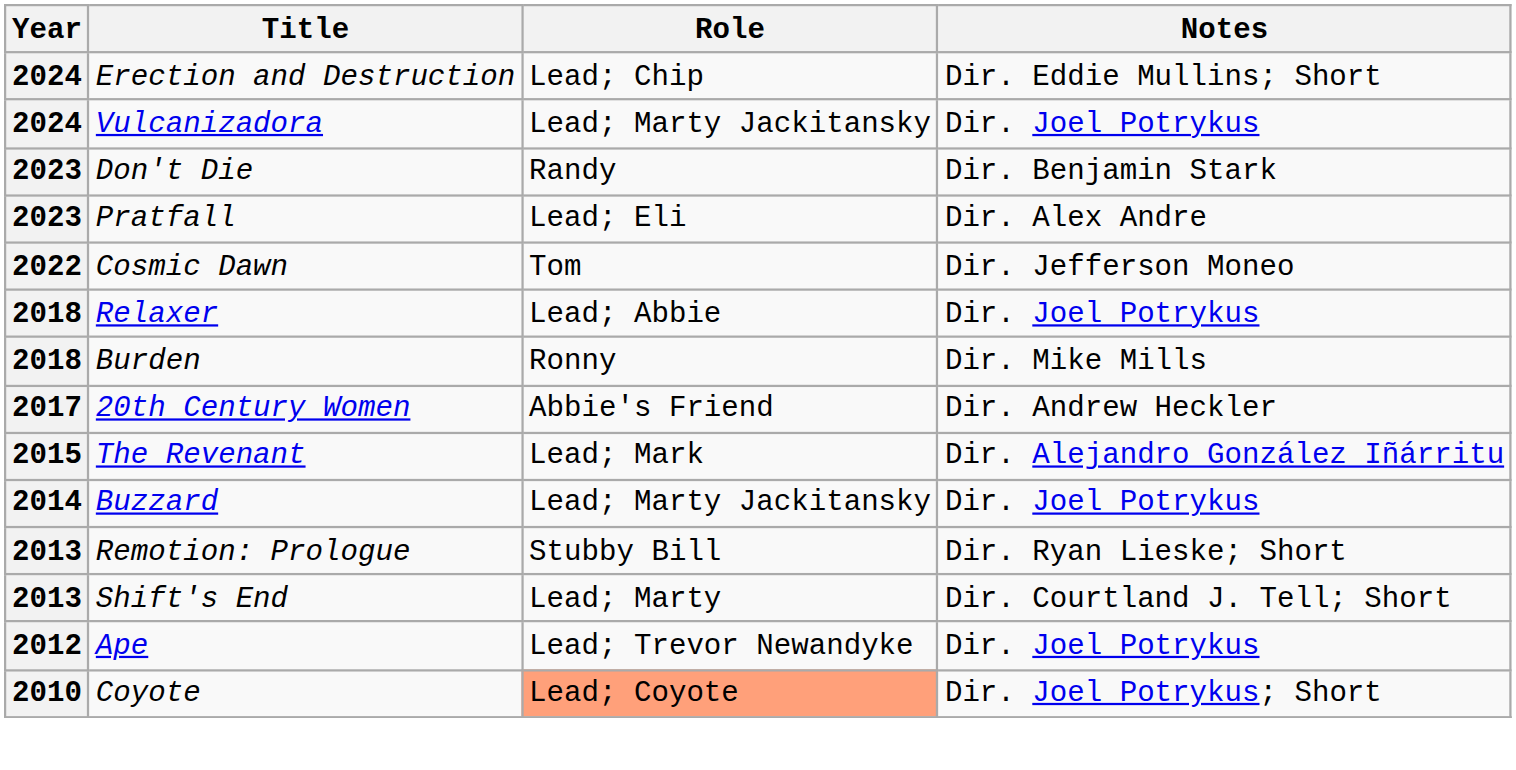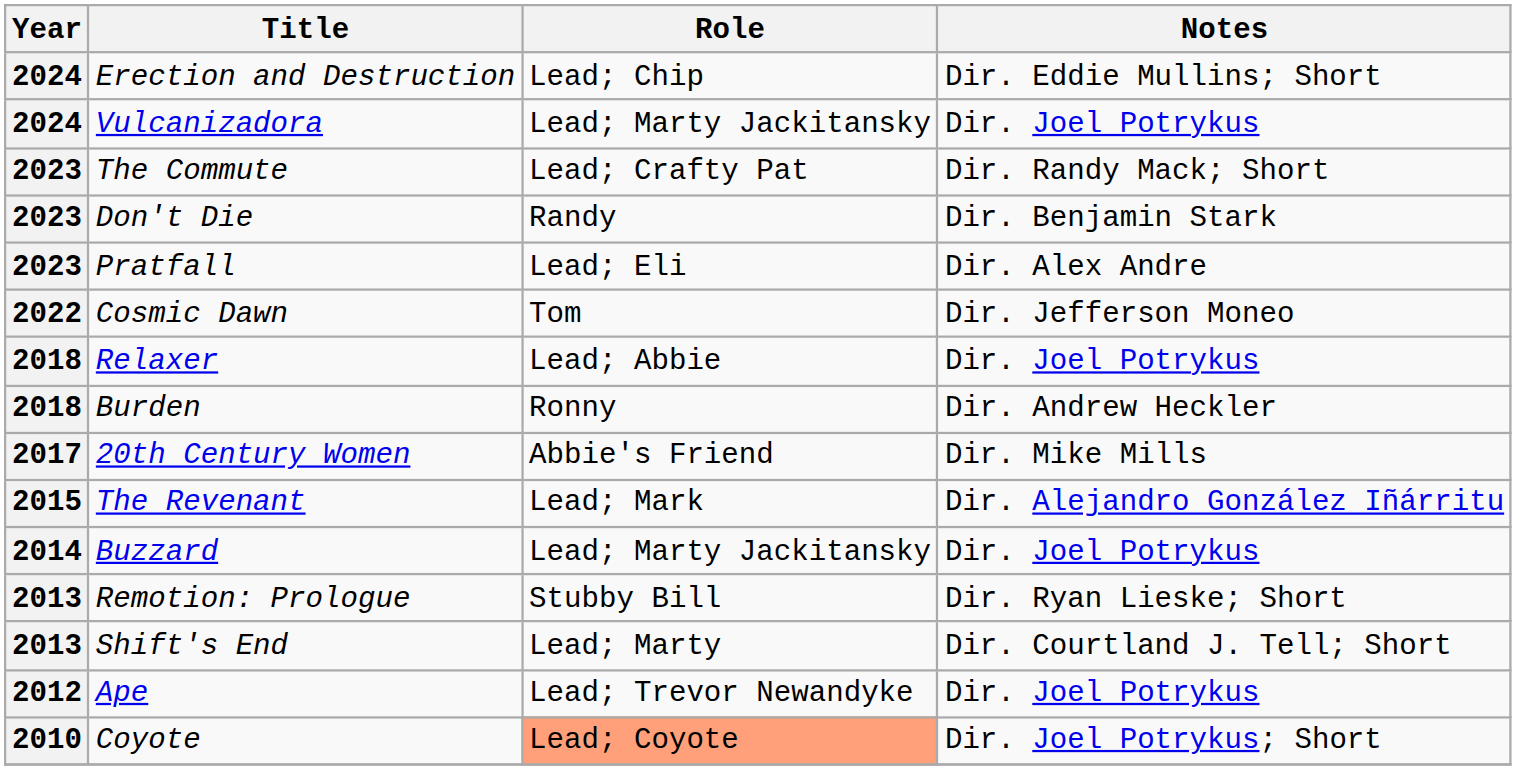+ row: (192, 171)
(1076, 361) Dir. Mike Mills -> (1111, 409) Dir. Andrew Heckler
(1111, 409) Dir. Andrew Heckler -> (1076, 456) Dir. Mike Mills
